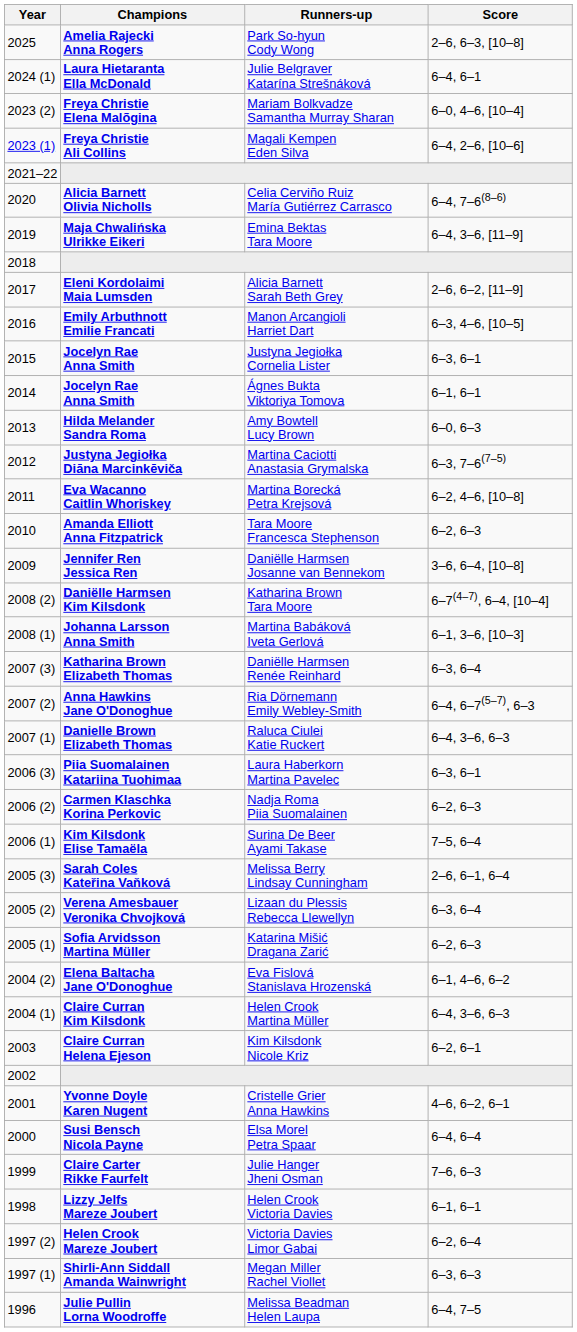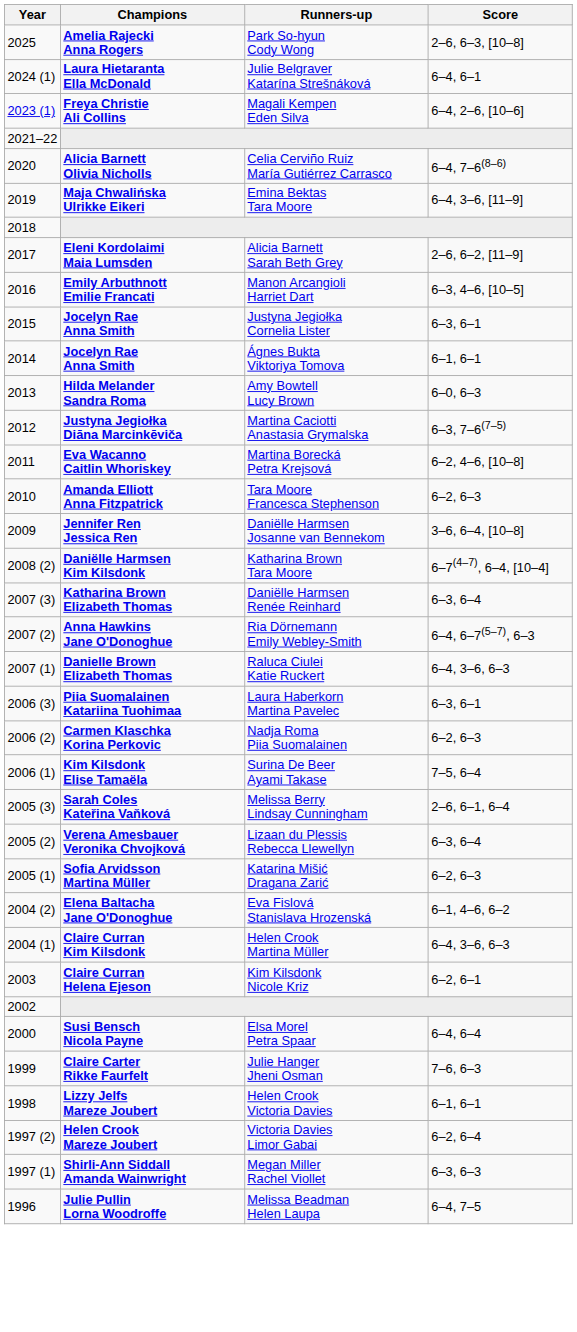- row: (31, 111)
- row: (31, 635)
- row: (22, 1103)
